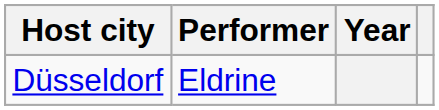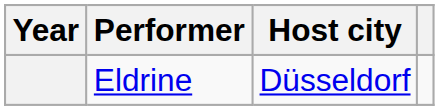columns swapped: (377, 30) <-> (88, 30)
